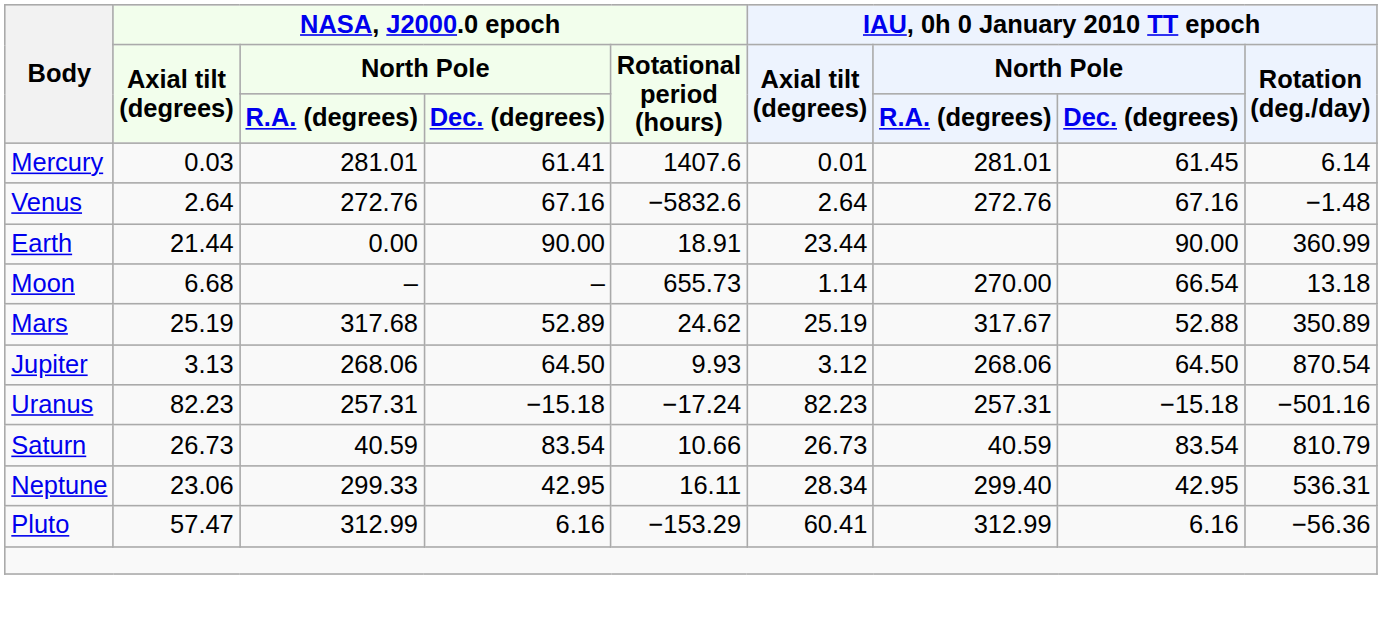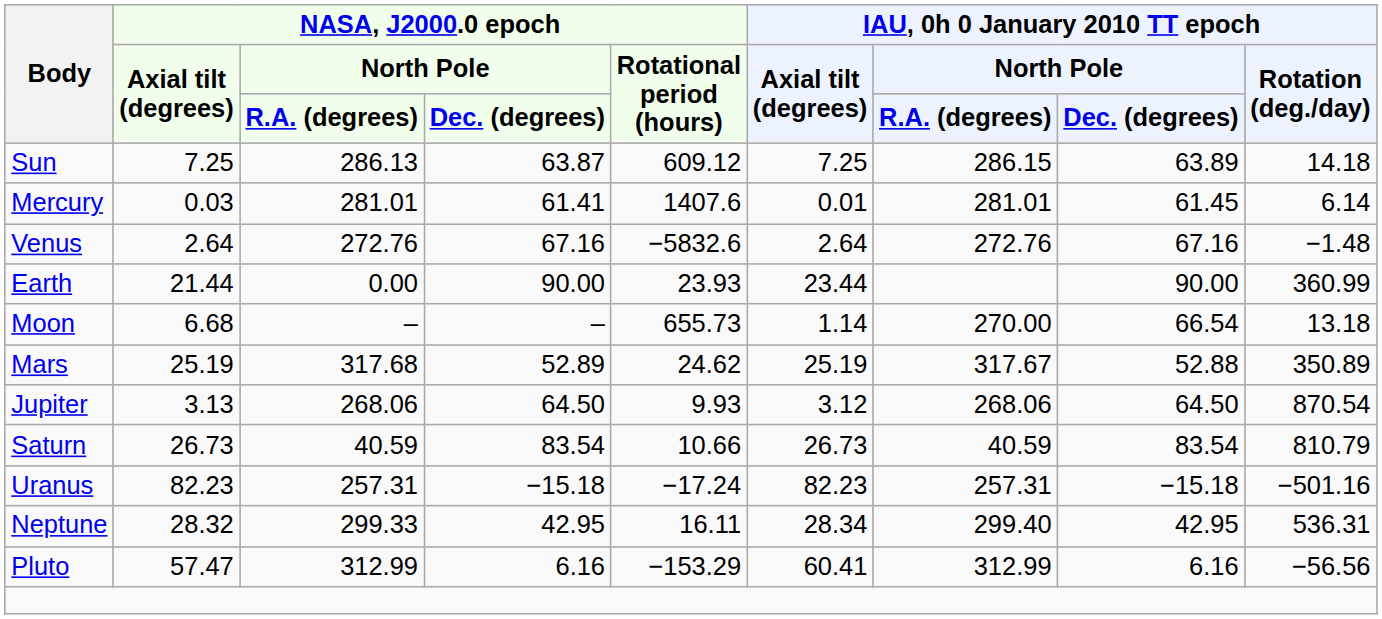+ row: (34, 162)
(709, 243) 18.91 -> (709, 283) 23.93
rows swapped: (49, 445) <-> (52, 404)
(202, 485) 23.06 -> (202, 525) 28.32
(1331, 525) −56.36 -> (1331, 566) −56.56
